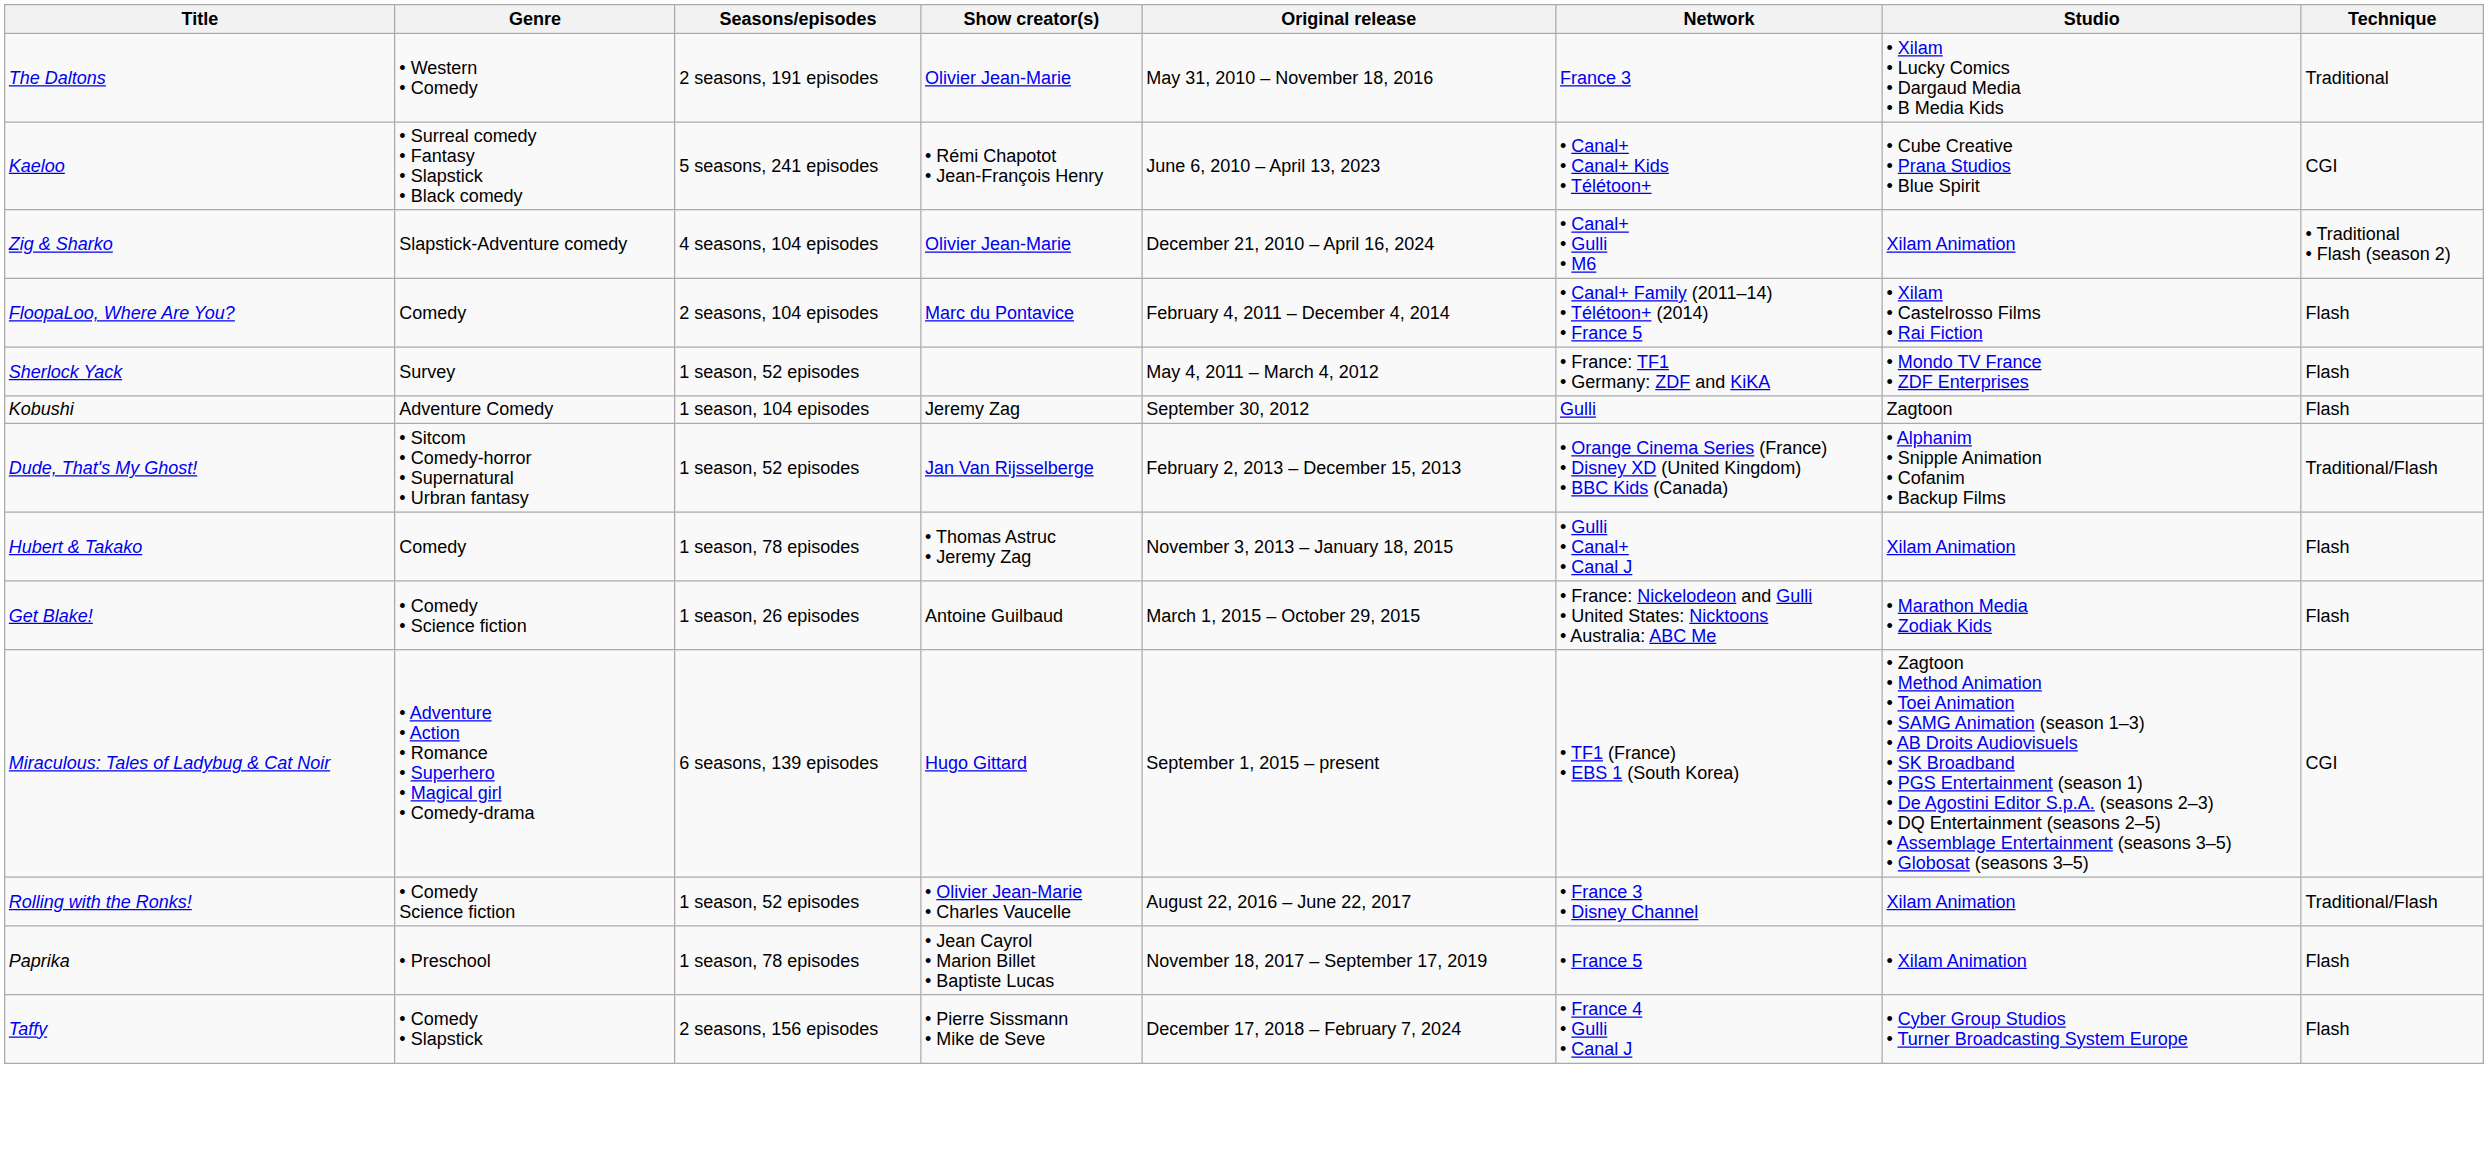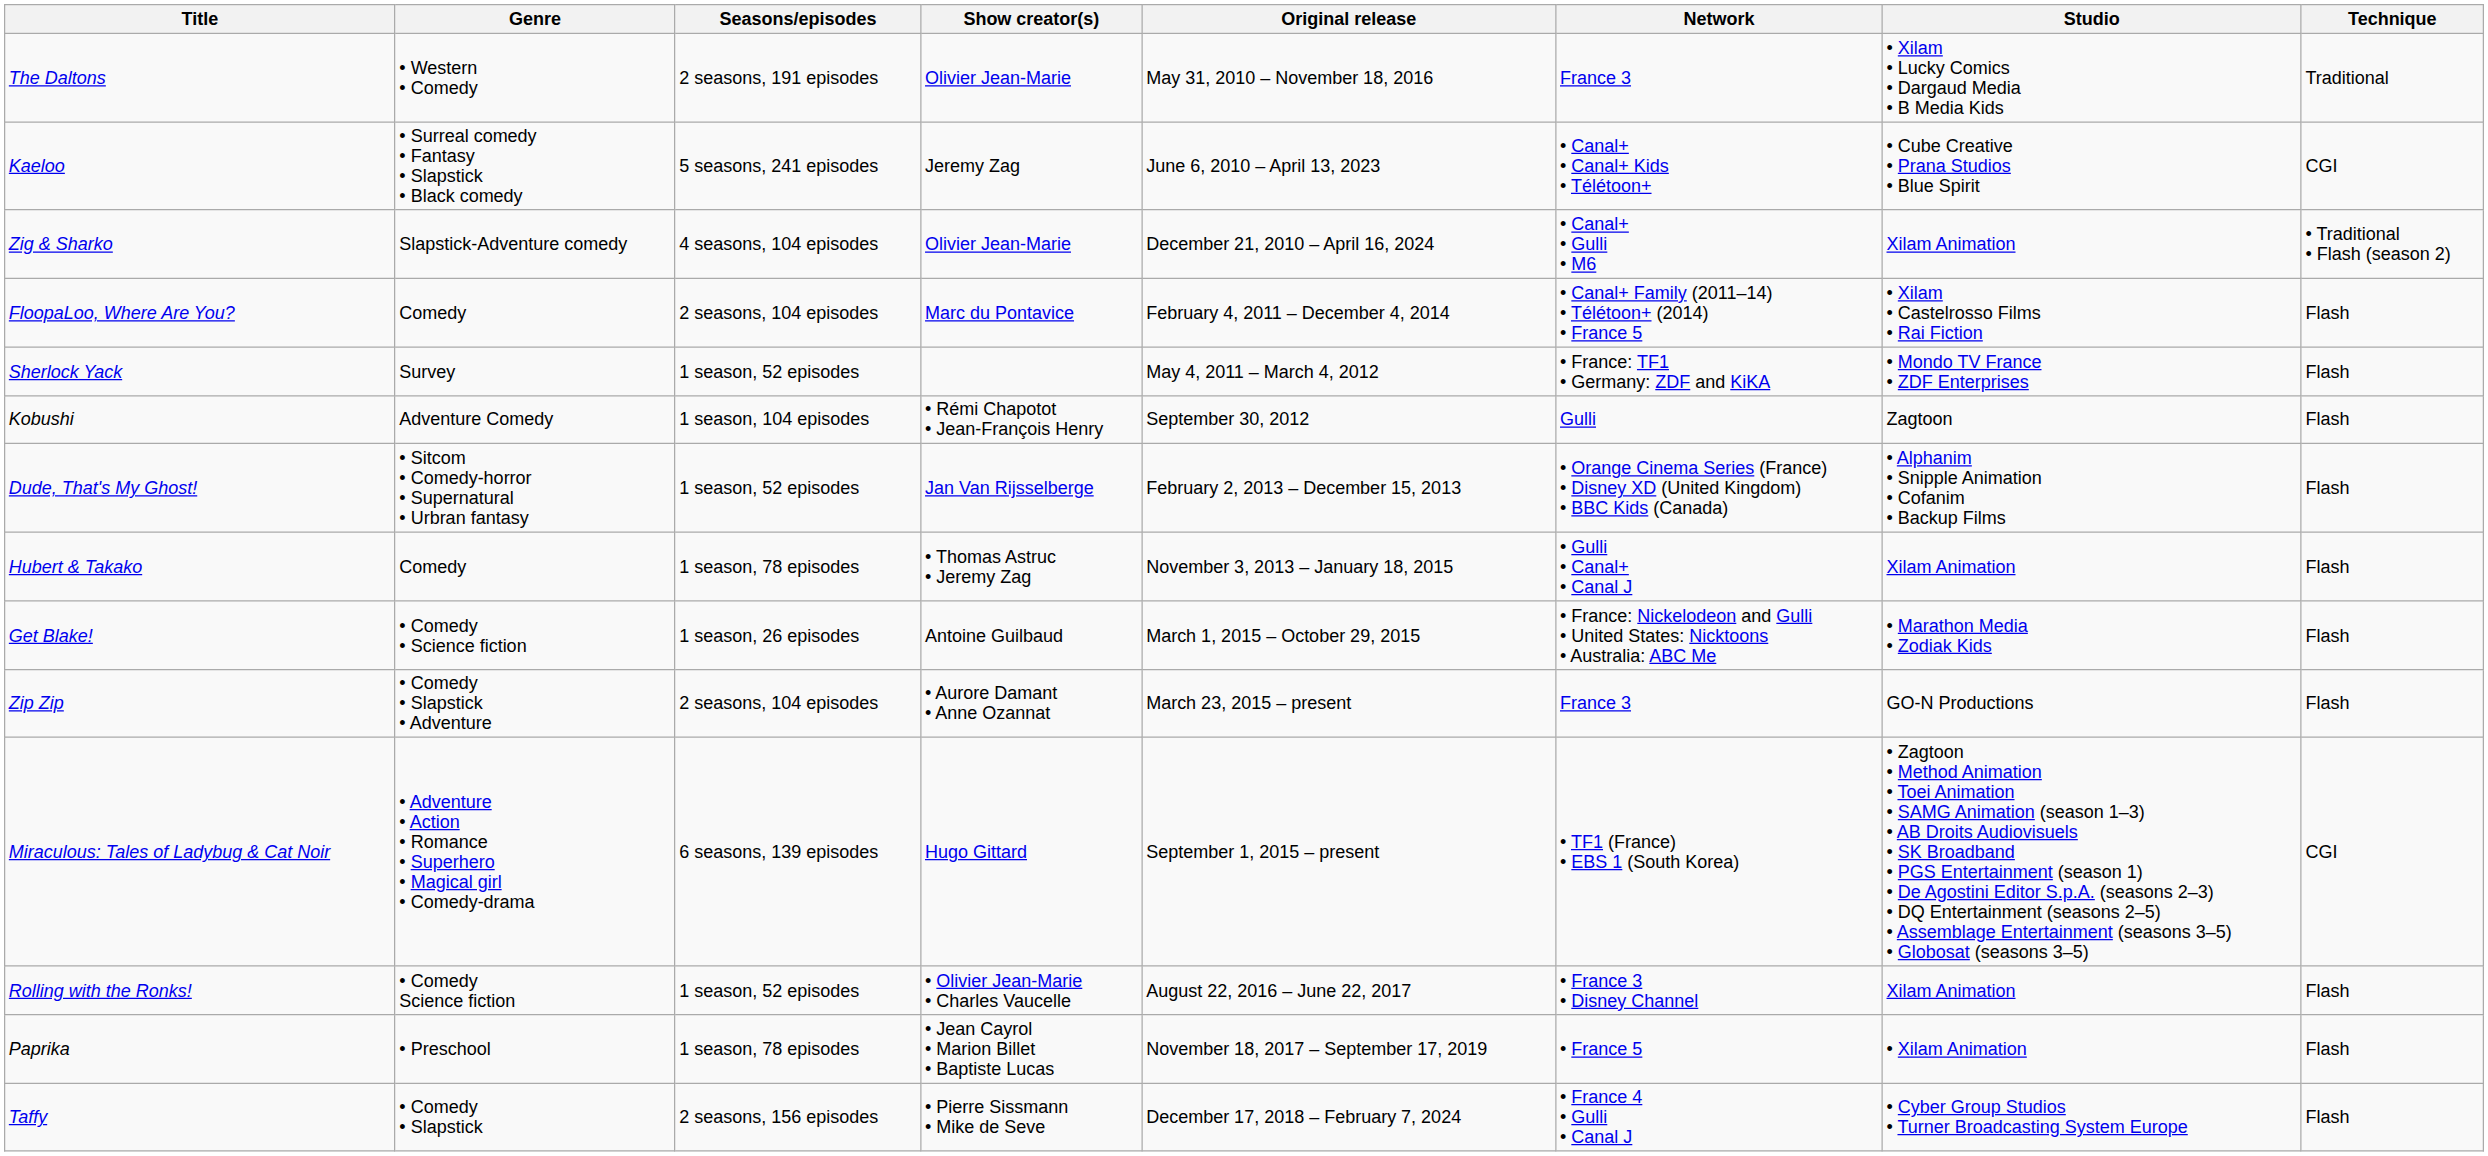(1014, 166) • Rémi Chapotot • Jean-François Henry -> (973, 166) Jeremy Zag
(973, 410) Jeremy Zag -> (1014, 420) • Rémi Chapotot • Jean-François Henry
(2372, 468) Traditional/Flash -> (2327, 488) Flash
+ row: (36, 704)
(2372, 902) Traditional/Flash -> (2327, 990) Flash
